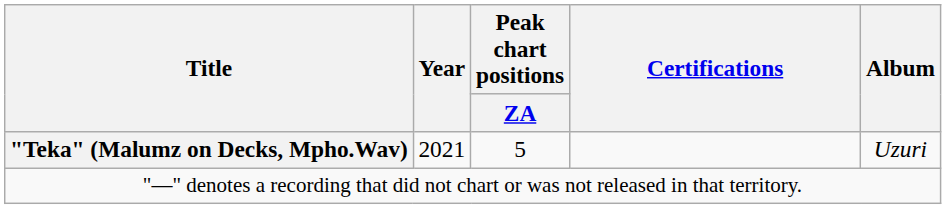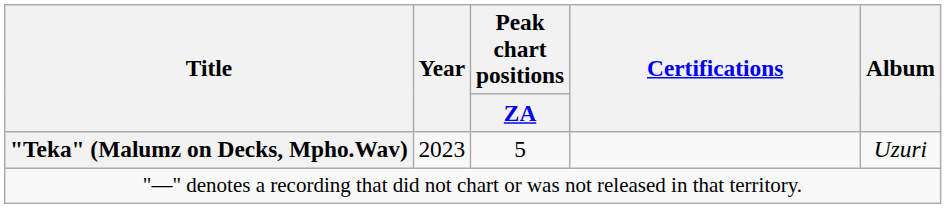(442, 149) 2021 -> (442, 149) 2023
